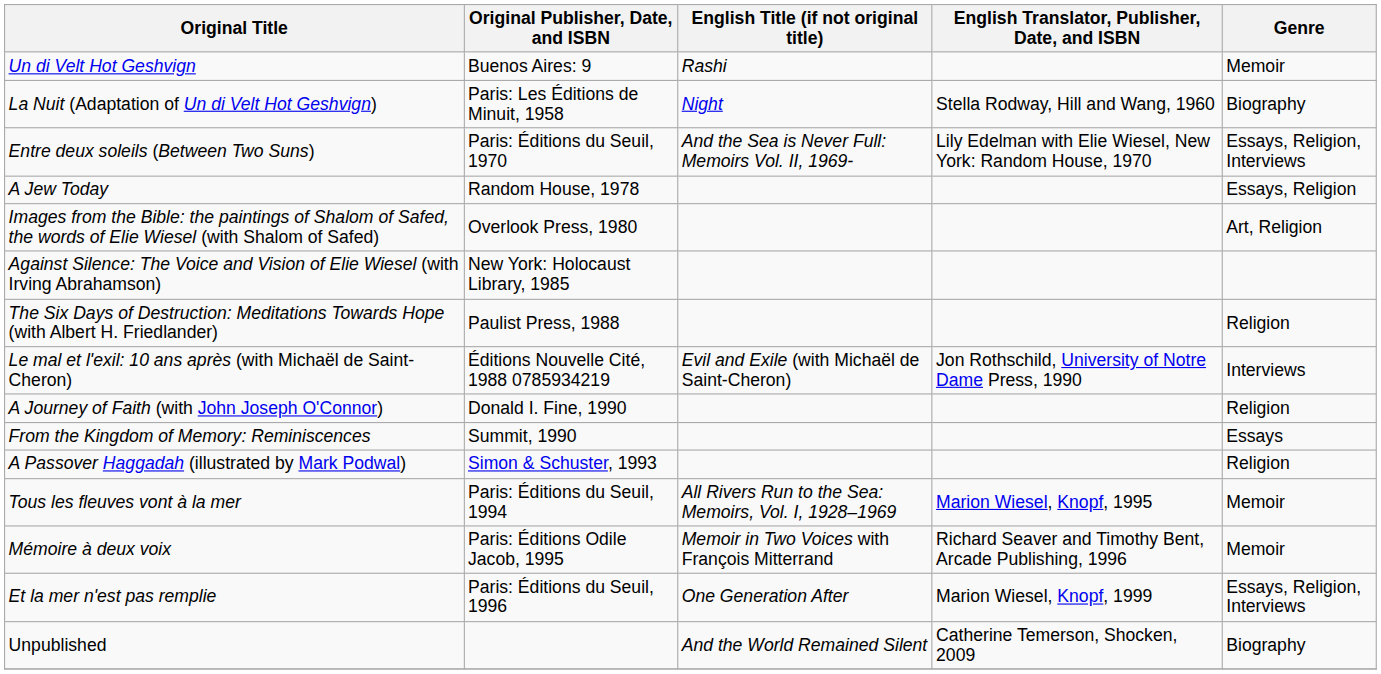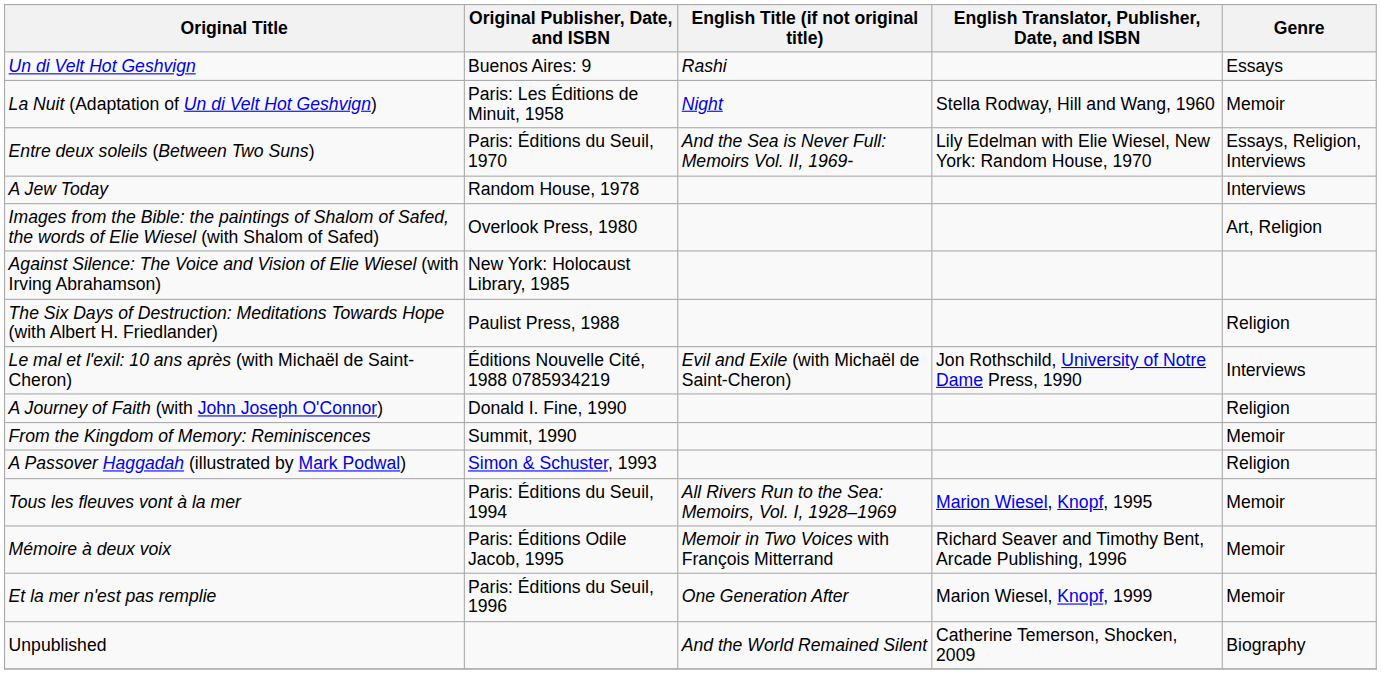(1256, 66) Memoir -> (1255, 66) Essays
(1266, 103) Biography -> (1256, 103) Memoir
(1291, 189) Essays, Religion -> (1266, 189) Interviews
(1255, 436) Essays -> (1256, 436) Memoir
(1294, 597) Essays, Religion, Interviews -> (1256, 597) Memoir
